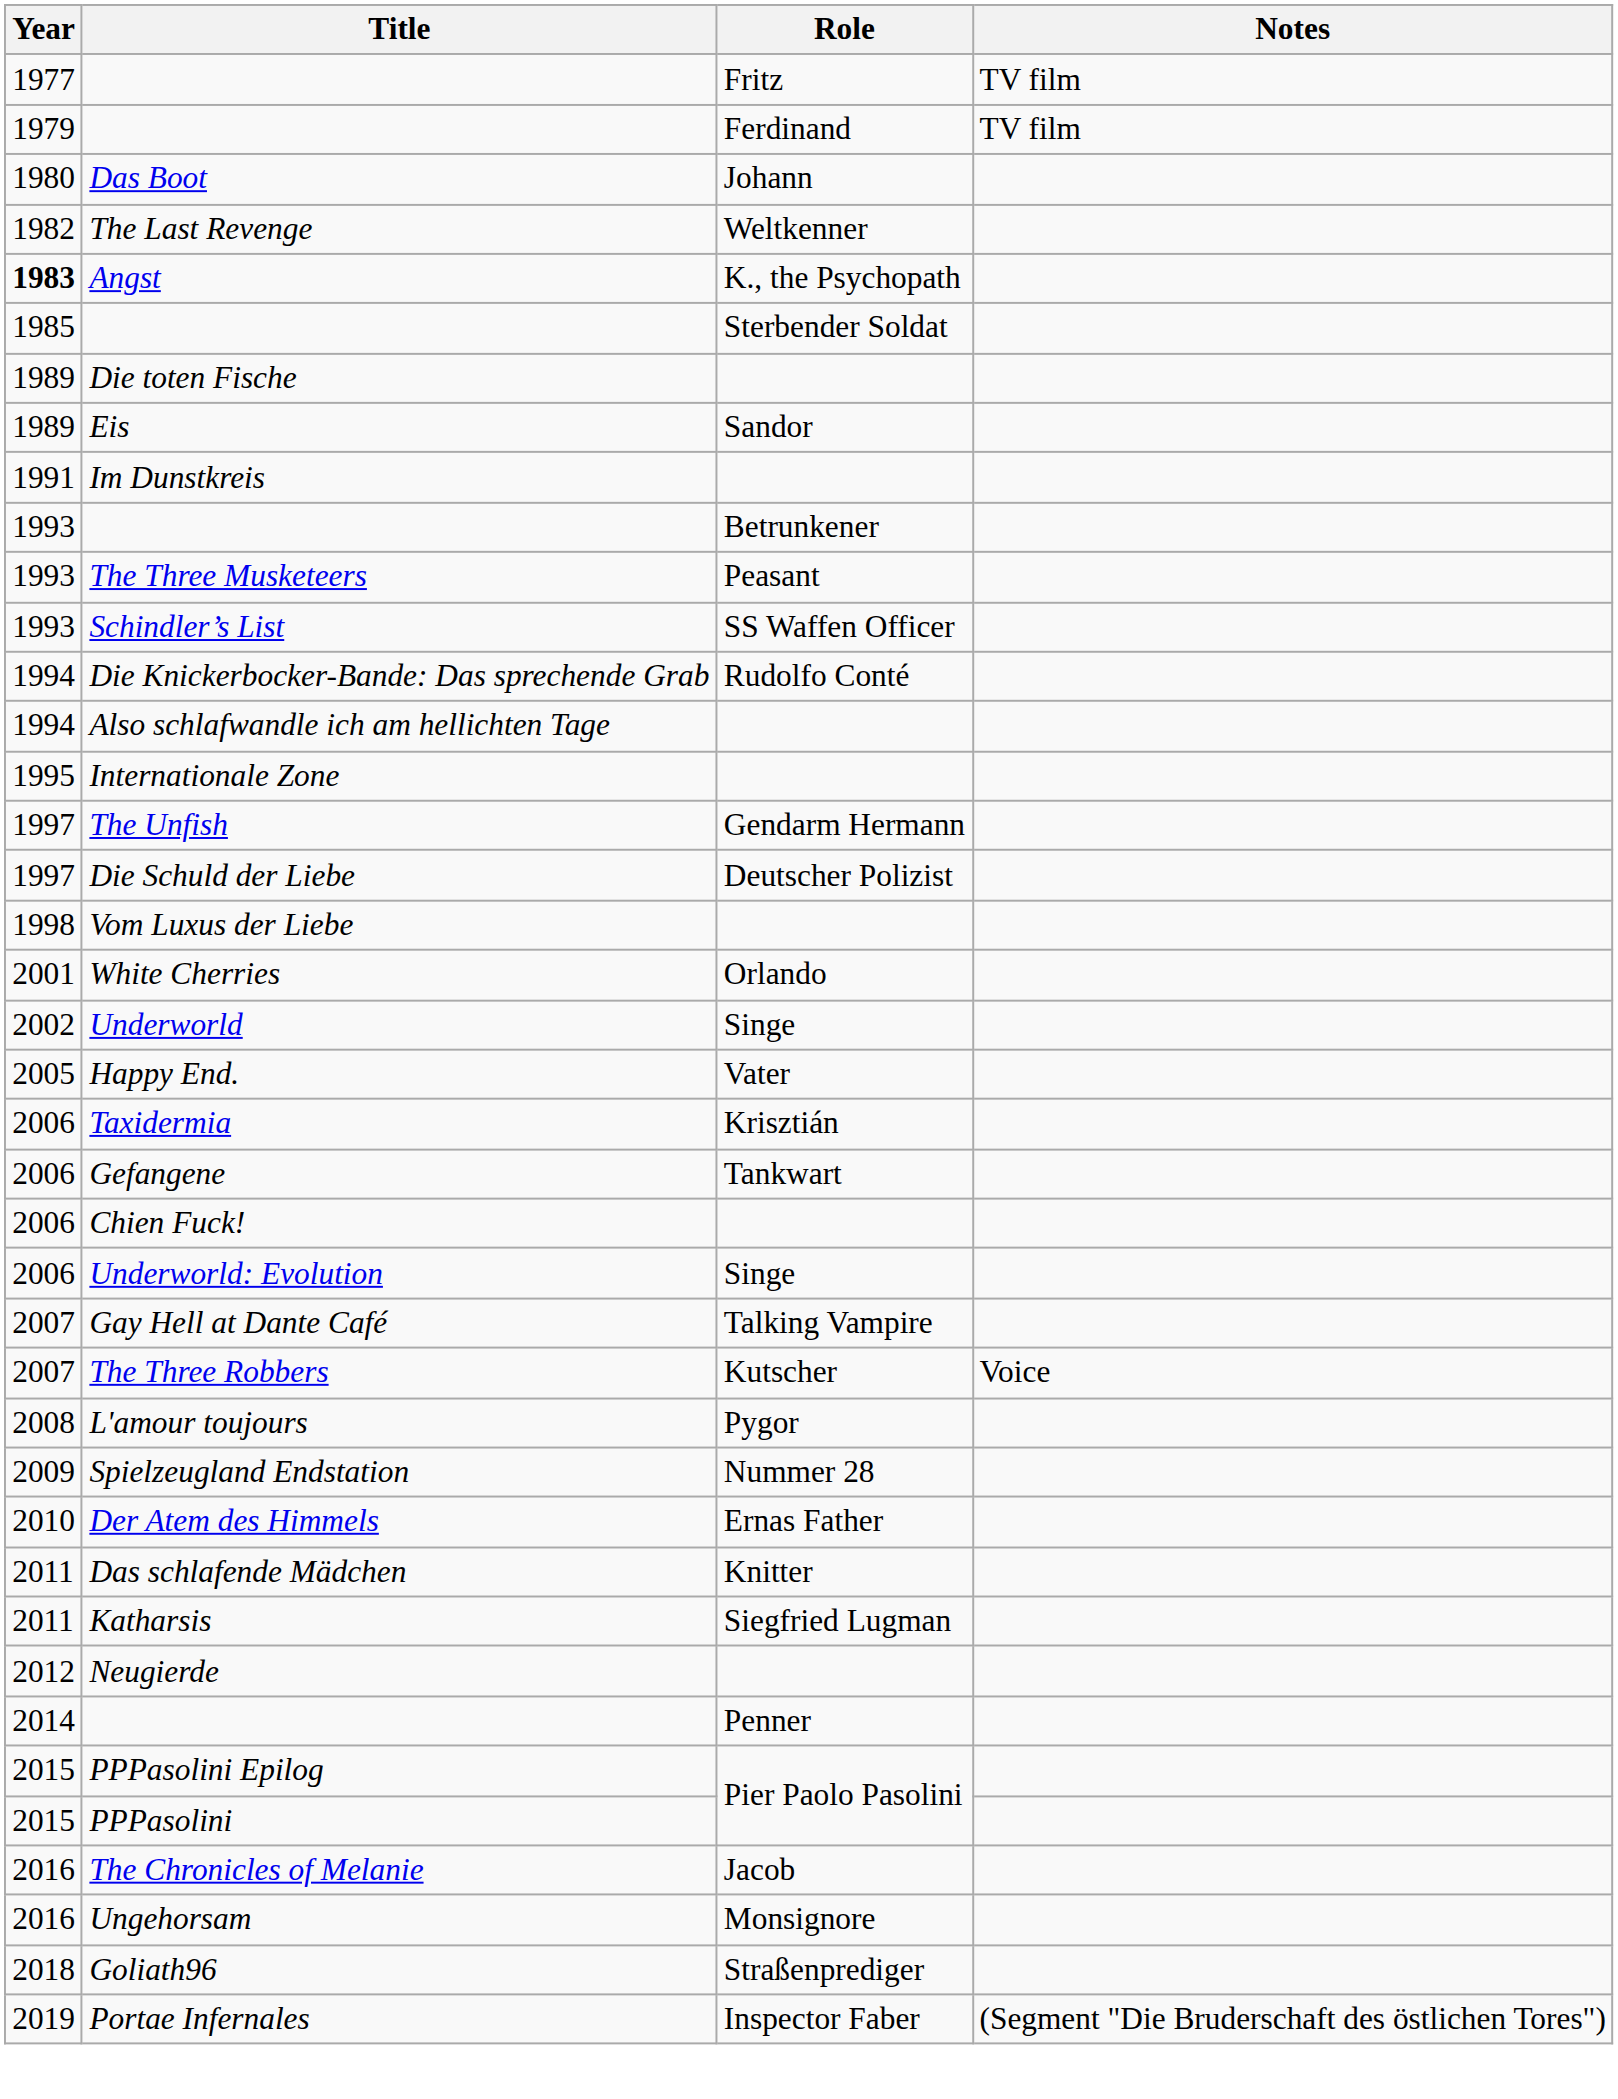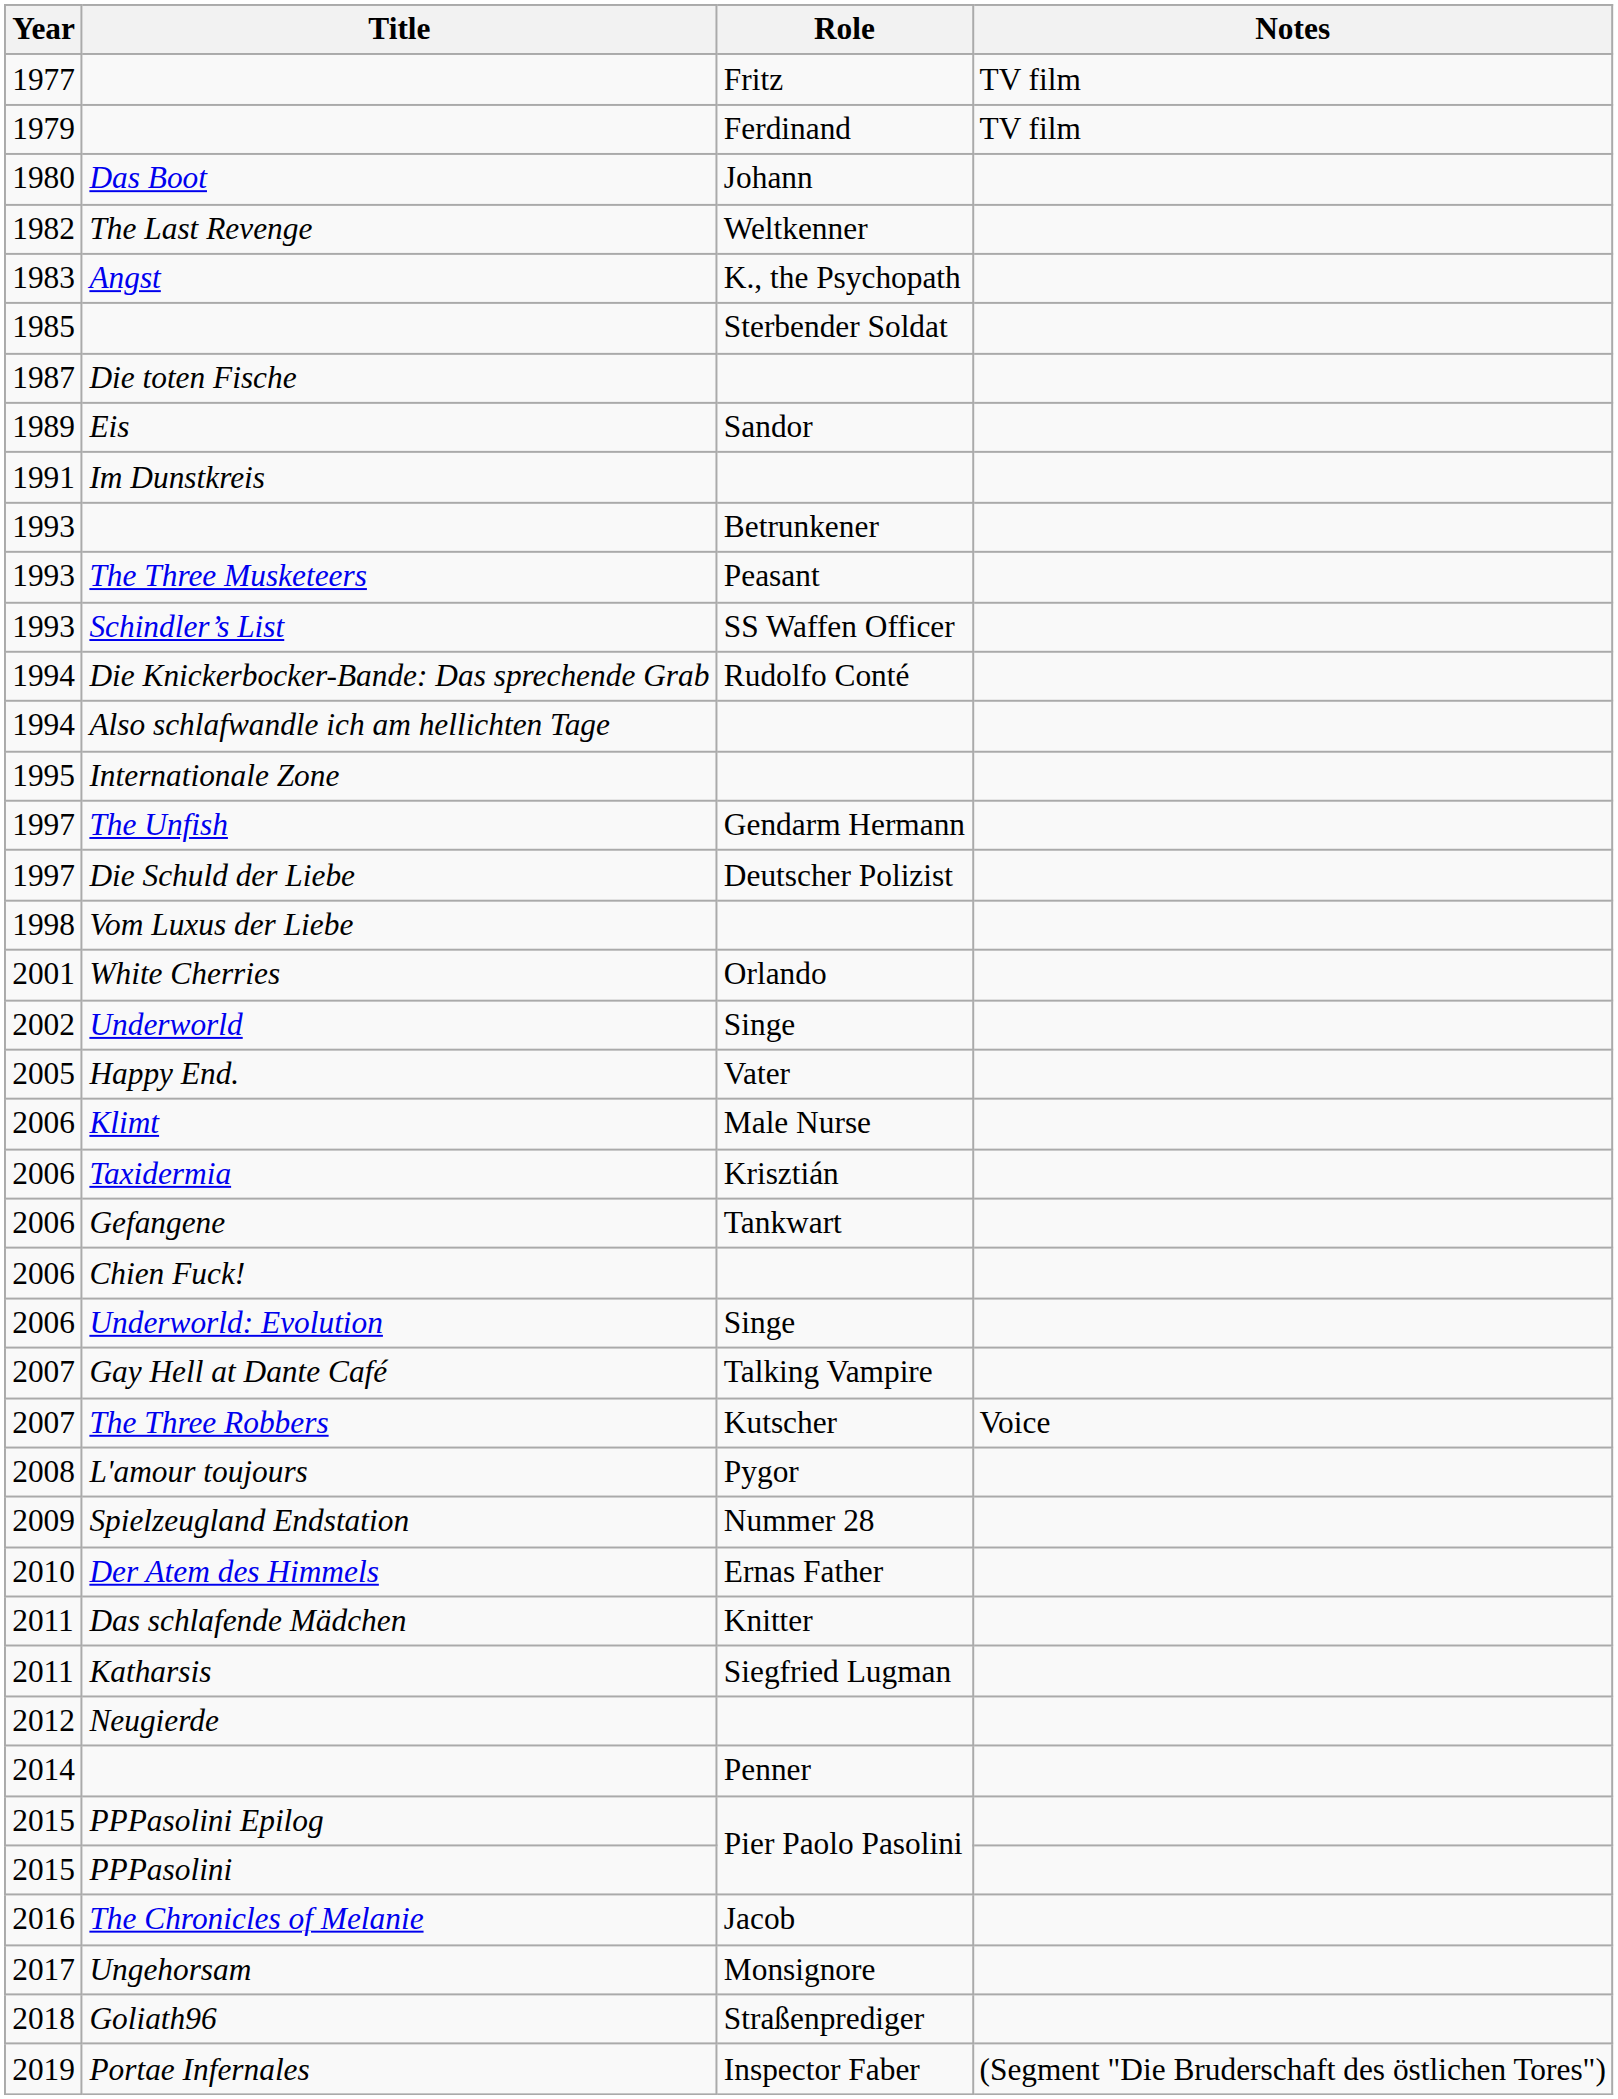(44, 278) bold -> (44, 278) normal
(44, 377) 1989 -> (44, 377) 1987
+ row: (124, 1123)
(44, 1919) 2016 -> (44, 1969) 2017
